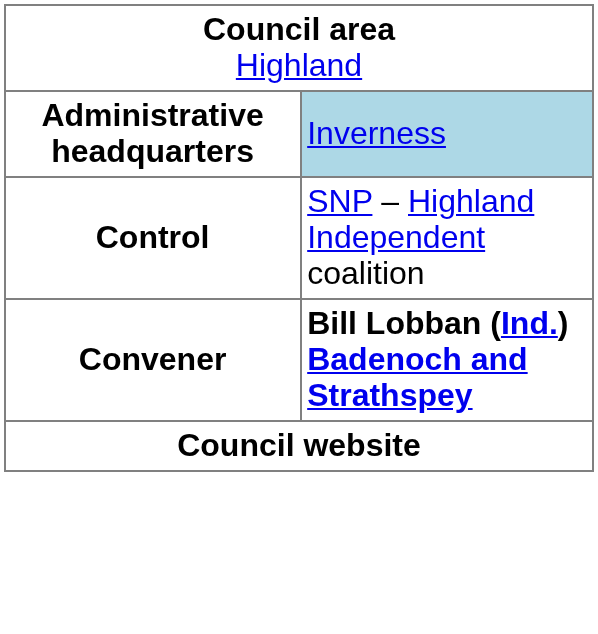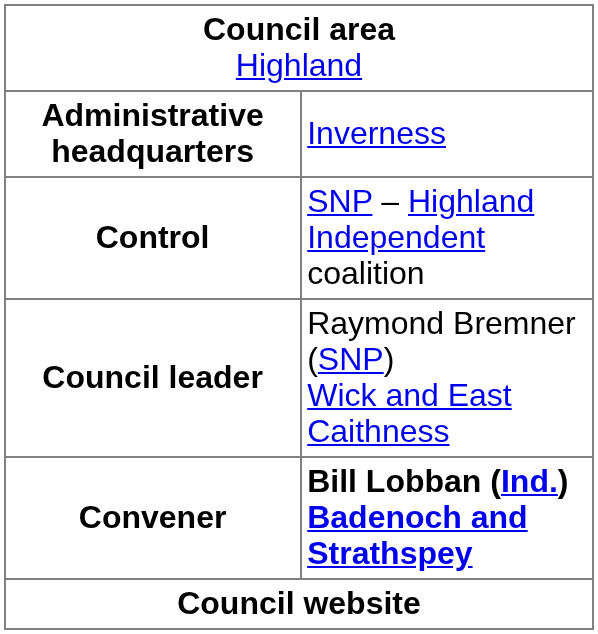(377, 133) lightblue background -> (377, 133) no background
+ row: (153, 377)
